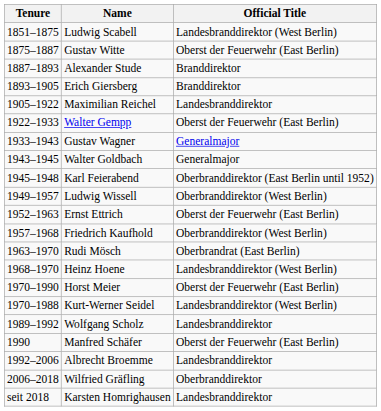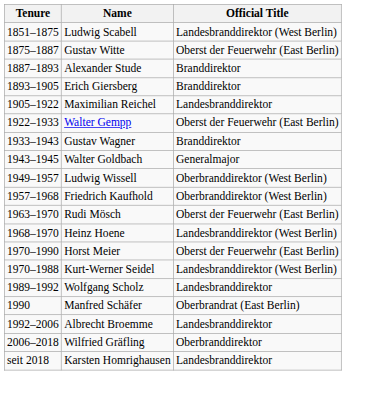(208, 141) Generalmajor -> (208, 141) Branddirektor
- row: (101, 178)
- row: (93, 214)
(238, 251) Oberbrandrat (East Berlin) -> (257, 214) Oberst der Feuerwehr (East Berlin)
(257, 342) Oberst der Feuerwehr (East Berlin) -> (238, 305) Oberbrandrat (East Berlin)
